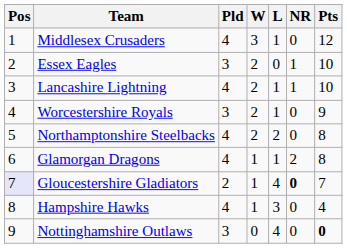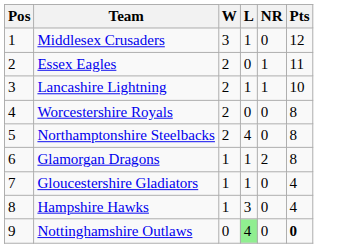- column: (233, 16)
(326, 64) 10 -> (297, 64) 11
(276, 111) 1 -> (248, 111) 0
(322, 111) 9 -> (293, 111) 8
(276, 135) 2 -> (248, 135) 4
(12, 183) lavender background -> (12, 183) no background
(276, 183) 4 -> (248, 183) 1
(293, 183) bold -> (265, 183) normal
(322, 183) 7 -> (293, 183) 4
(276, 231) no background -> (248, 231) lightgreen background
